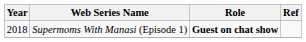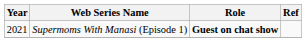(17, 29) 2018 -> (17, 29) 2021
